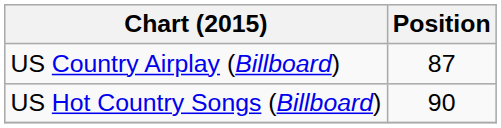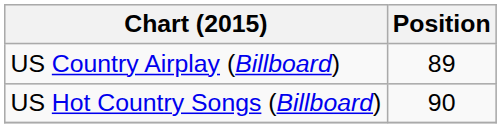(442, 63) 87 -> (442, 63) 89
